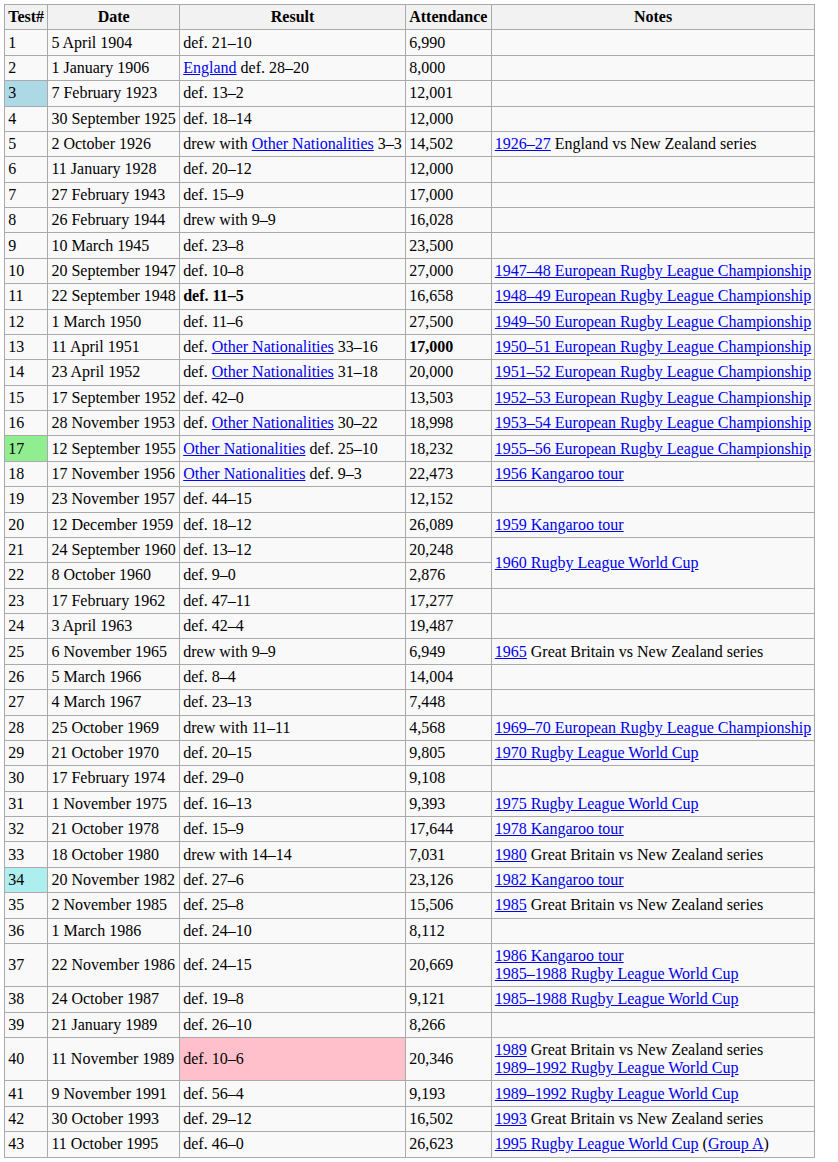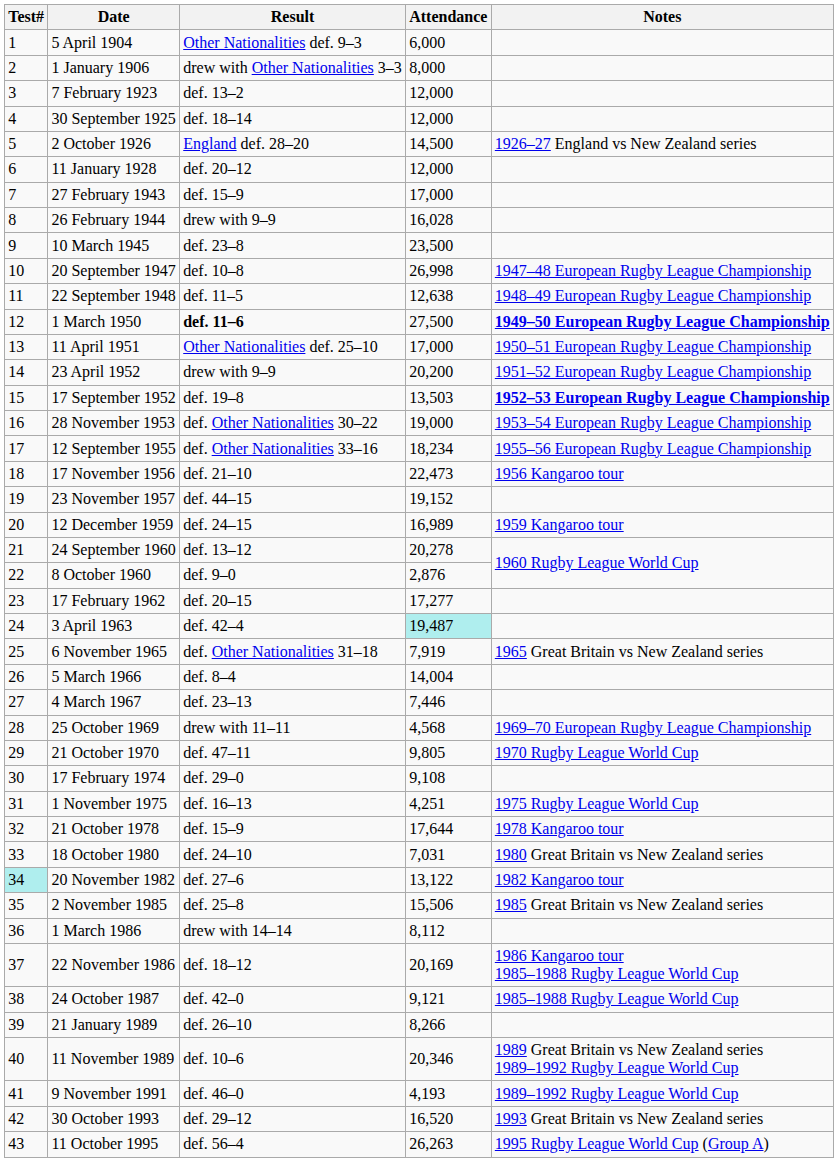(217, 42) def. 21–10 -> (273, 42) Other Nationalities def. 9–3
(427, 42) 6,990 -> (427, 42) 6,000
(246, 67) England def. 28–20 -> (293, 67) drew with Other Nationalities 3–3
(12, 93) lightblue background -> (12, 93) no background
(431, 93) 12,001 -> (431, 93) 12,000
(293, 144) drew with Other Nationalities 3–3 -> (246, 144) England def. 28–20
(431, 144) 14,502 -> (431, 144) 14,500
(431, 270) 27,000 -> (431, 270) 26,998
(213, 296) bold -> (213, 296) normal
(431, 296) 16,658 -> (431, 296) 12,638
(213, 321) normal -> (213, 321) bold
(653, 321) normal -> (662, 321) bold
(281, 347) def. Other Nationalities 33–16 -> (281, 347) Other Nationalities def. 25–10
(431, 347) bold -> (431, 347) normal
(281, 372) def. Other Nationalities 31–18 -> (229, 372) drew with 9–9
(431, 372) 20,000 -> (431, 372) 20,200
(213, 397) def. 42–0 -> (213, 397) def. 19–8
(653, 397) normal -> (662, 397) bold
(431, 423) 18,998 -> (431, 423) 19,000
(16, 448) lightgreen background -> (16, 448) no background
(281, 448) Other Nationalities def. 25–10 -> (281, 448) def. Other Nationalities 33–16
(431, 448) 18,232 -> (431, 448) 18,234
(273, 473) Other Nationalities def. 9–3 -> (217, 473) def. 21–10
(431, 499) 12,152 -> (431, 499) 19,152
(217, 524) def. 18–12 -> (217, 524) def. 24–15
(431, 524) 26,089 -> (431, 524) 16,989
(431, 550) 20,248 -> (431, 550) 20,278
(217, 600) def. 47–11 -> (217, 600) def. 20–15
(431, 626) no background -> (431, 626) paleturquoise background
(229, 651) drew with 9–9 -> (281, 651) def. Other Nationalities 31–18
(427, 651) 6,949 -> (427, 651) 7,919
(427, 702) 7,448 -> (427, 702) 7,446
(217, 753) def. 20–15 -> (217, 753) def. 47–11
(427, 803) 9,393 -> (427, 803) 4,251
(237, 854) drew with 14–14 -> (217, 854) def. 24–10
(431, 879) 23,126 -> (431, 879) 13,122
(217, 930) def. 24–10 -> (237, 930) drew with 14–14
(217, 965) def. 24–15 -> (217, 965) def. 18–12
(431, 965) 20,669 -> (431, 965) 20,169
(213, 999) def. 19–8 -> (213, 999) def. 42–0
(213, 1059) pink background -> (213, 1059) no background
(213, 1093) def. 56–4 -> (213, 1093) def. 46–0
(427, 1093) 9,193 -> (427, 1093) 4,193
(431, 1118) 16,502 -> (431, 1118) 16,520
(213, 1144) def. 46–0 -> (213, 1144) def. 56–4
(431, 1144) 26,623 -> (431, 1144) 26,263
